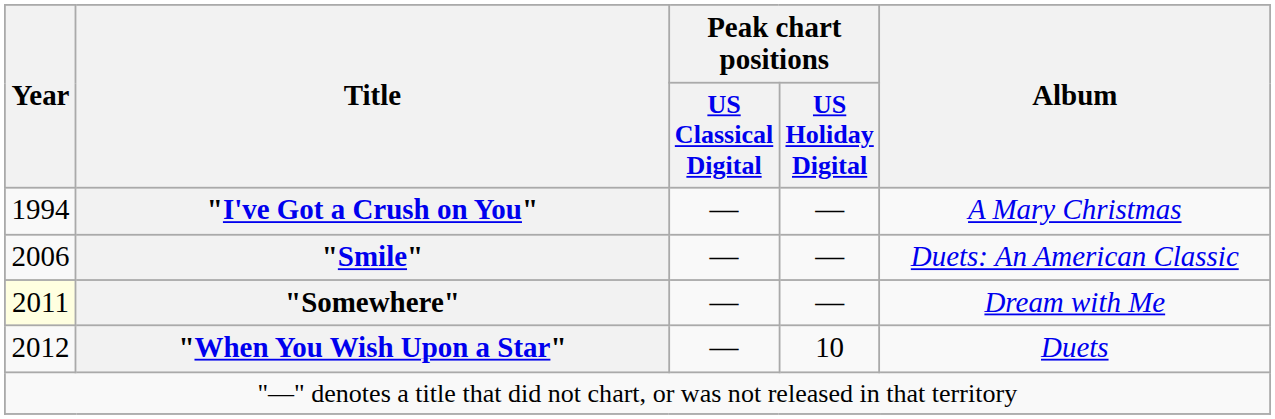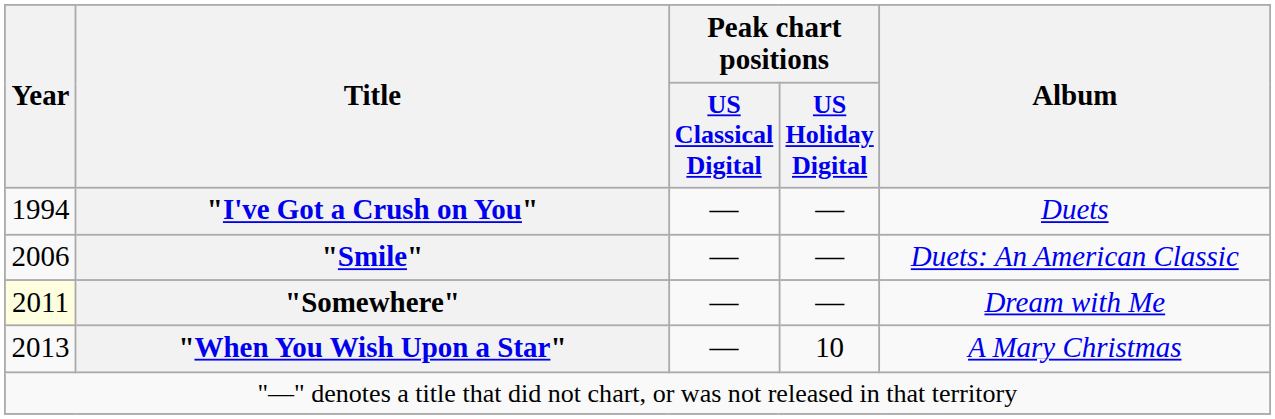(1075, 210) A Mary Christmas -> (1075, 210) Duets
(41, 348) 2012 -> (41, 348) 2013
(1075, 348) Duets -> (1075, 348) A Mary Christmas
